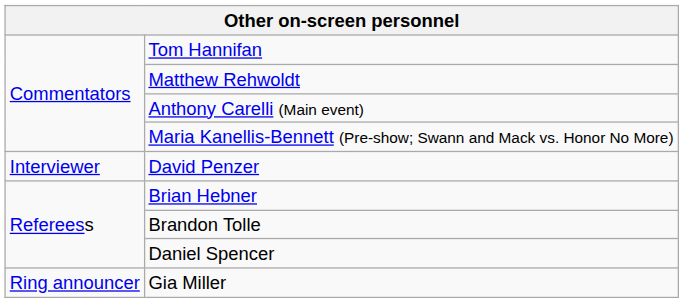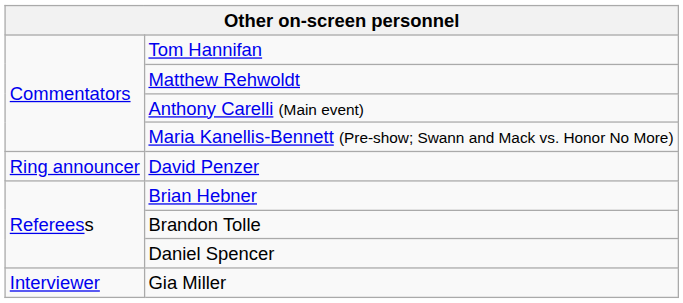(55, 166) Interviewer -> (75, 166) Ring announcer
(75, 283) Ring announcer -> (55, 283) Interviewer
